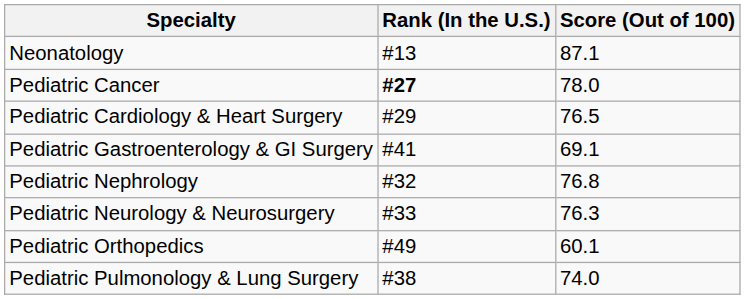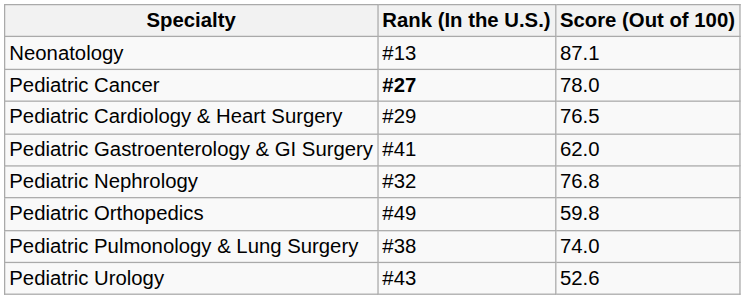(580, 149) 69.1 -> (580, 149) 62.0
- row: (172, 213)
(580, 246) 60.1 -> (580, 213) 59.8
+ row: (87, 278)
